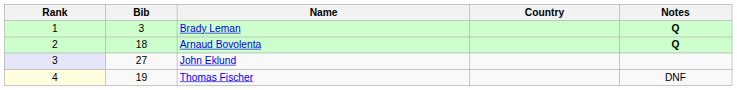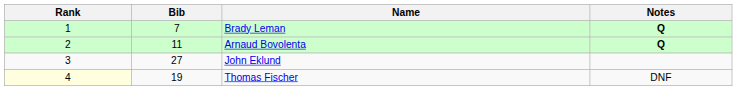- column: (544, 12)
(141, 28) 3 -> (177, 28) 7
(141, 45) 18 -> (177, 45) 11
(55, 61) lavender background -> (68, 61) no background
